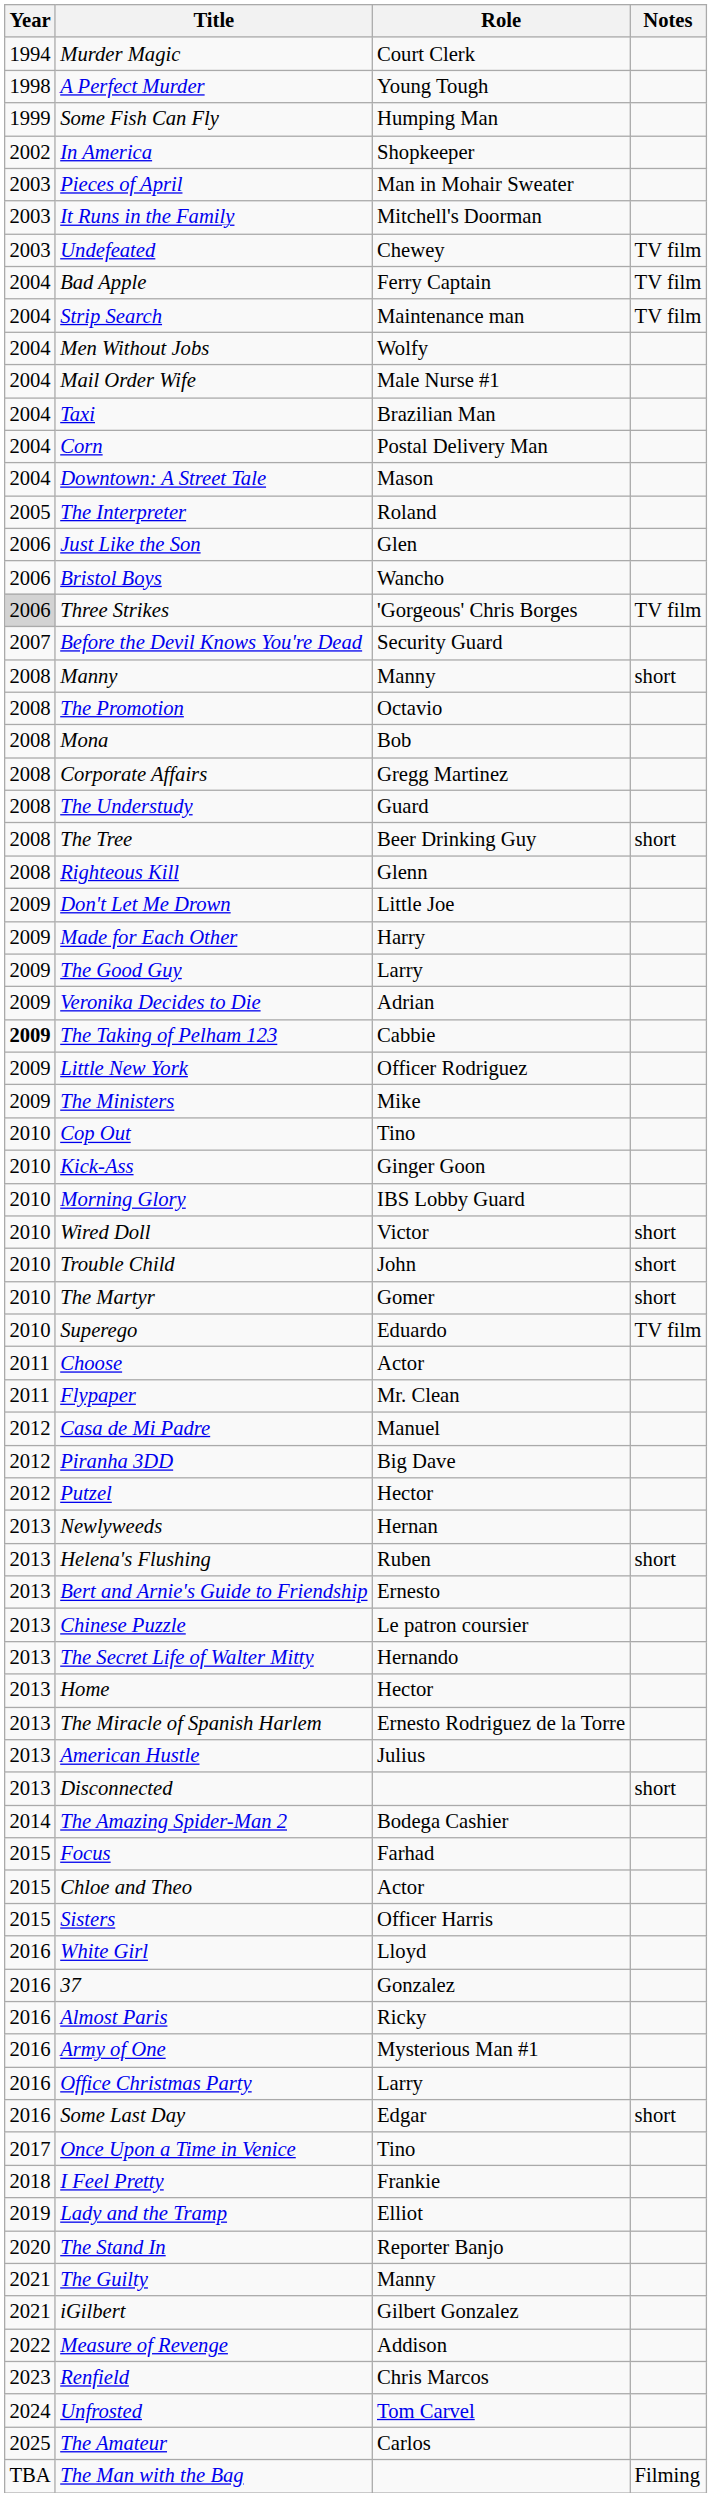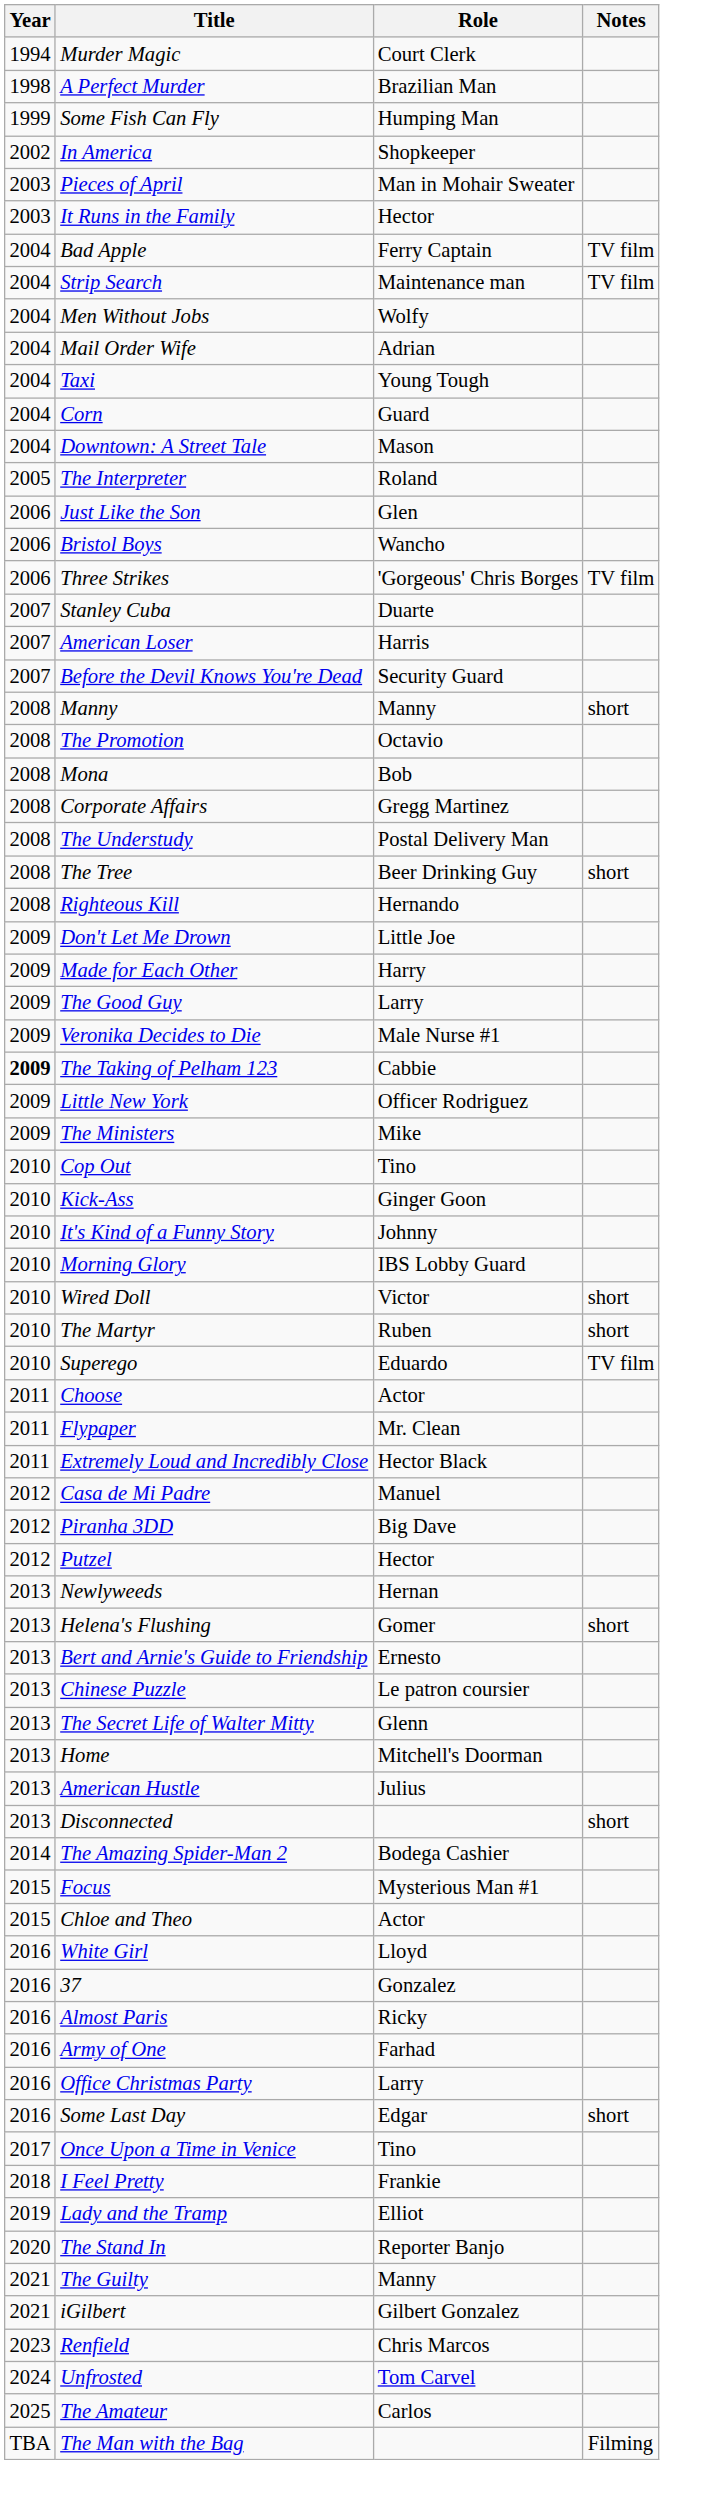(433, 86) Young Tough -> (437, 86) Brazilian Man
(459, 217) Mitchell's Doorman -> (406, 217) Hector
- row: (108, 250)
(438, 380) Male Nurse #1 -> (406, 348) Adrian
(436, 413) Brazilian Man -> (433, 380) Young Tough
(462, 446) Postal Delivery Man -> (404, 413) Guard
(30, 610) lightgrey background -> (30, 577) no background
+ row: (116, 610)
+ row: (126, 642)
(403, 806) Guard -> (463, 839) Postal Delivery Man
(402, 871) Glenn -> (418, 904) Hernando
(406, 1002) Adrian -> (439, 1035) Male Nurse #1
+ row: (167, 1232)
- row: (117, 1264)
(406, 1297) Gomer -> (405, 1330) Ruben
+ row: (214, 1461)
(404, 1559) Ruben -> (406, 1624) Gomer
(418, 1657) Hernando -> (403, 1723) Glenn
(405, 1690) Hector -> (460, 1755) Mitchell's Doorman
- row: (191, 1723)
(406, 1853) Farhad -> (459, 1886) Mysterious Man #1
- row: (88, 1919)
(458, 2050) Mysterious Man #1 -> (406, 2050) Farhad
- row: (144, 2344)
